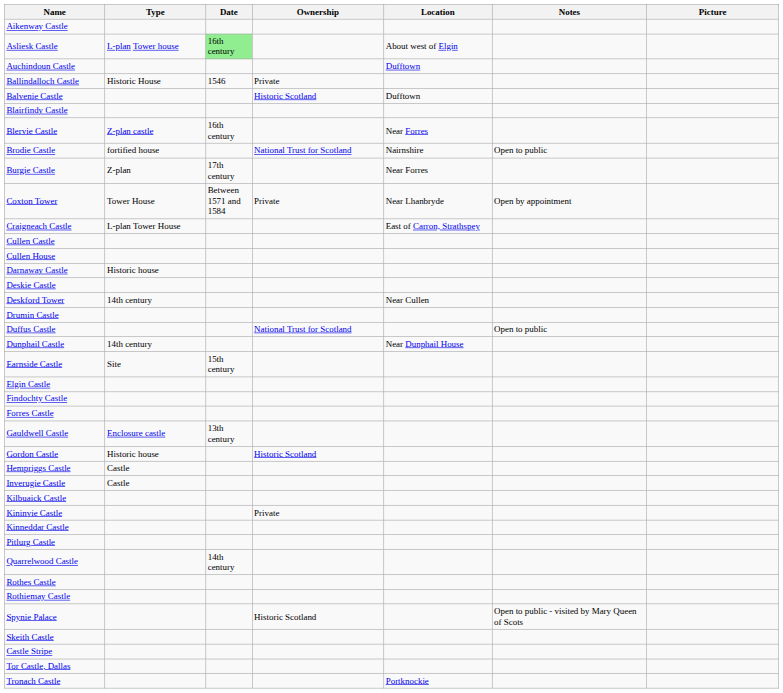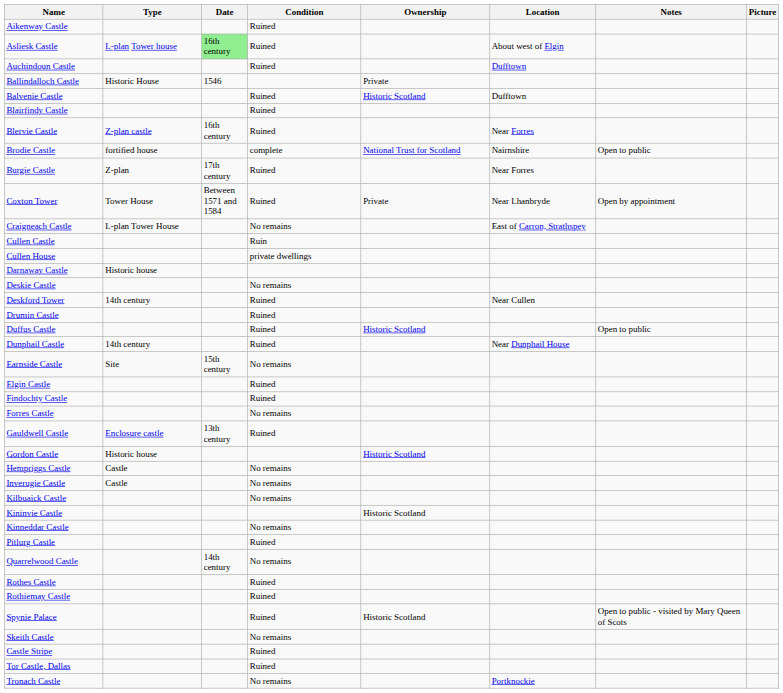+ column: (304, 12)
(303, 330) National Trust for Scotland -> (394, 330) Historic Scotland
(267, 513) Private -> (394, 513) Historic Scotland
